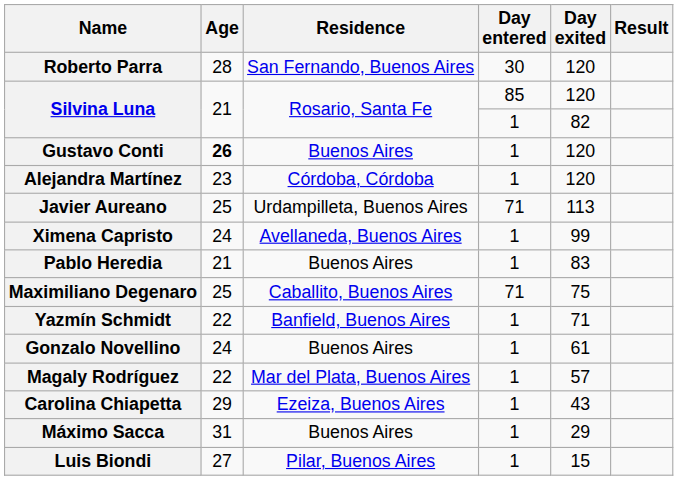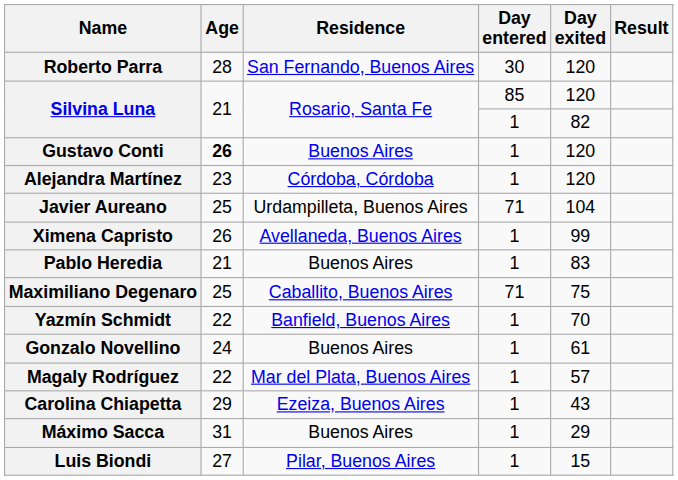(580, 207) 113 -> (580, 207) 104
(222, 235) 24 -> (222, 235) 26
(580, 320) 71 -> (580, 320) 70
